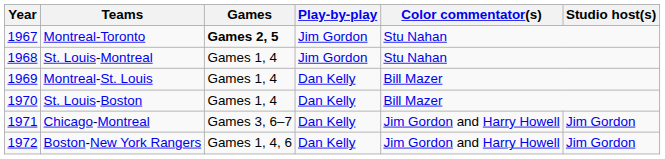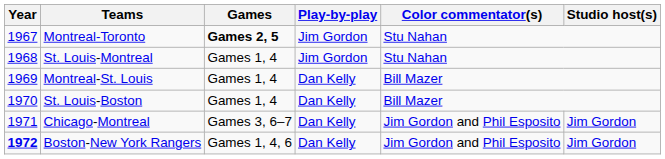(472, 121) Jim Gordon and Harry Howell -> (472, 121) Jim Gordon and Phil Esposito
(22, 143) normal -> (22, 143) bold
(472, 143) Jim Gordon and Harry Howell -> (472, 143) Jim Gordon and Phil Esposito
